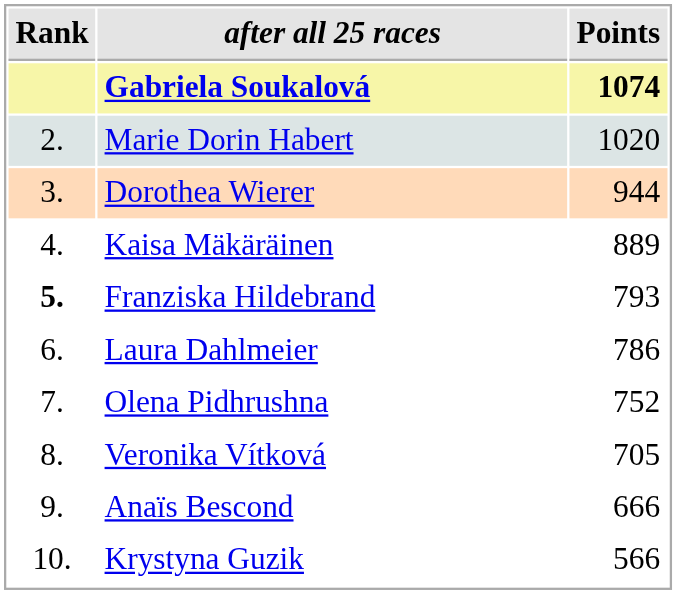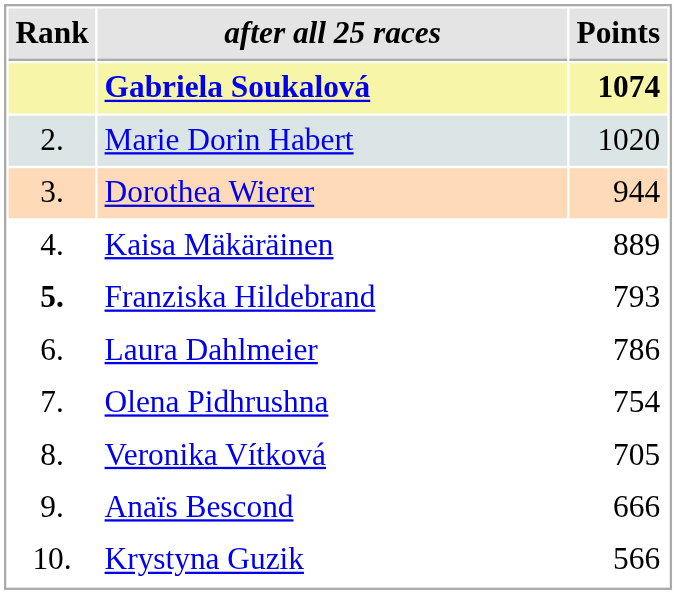(637, 402) 752 -> (637, 402) 754
